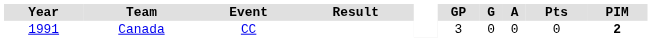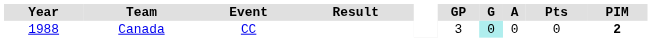(44, 29) 1991 -> (44, 29) 1988
(491, 29) no background -> (491, 29) paleturquoise background
